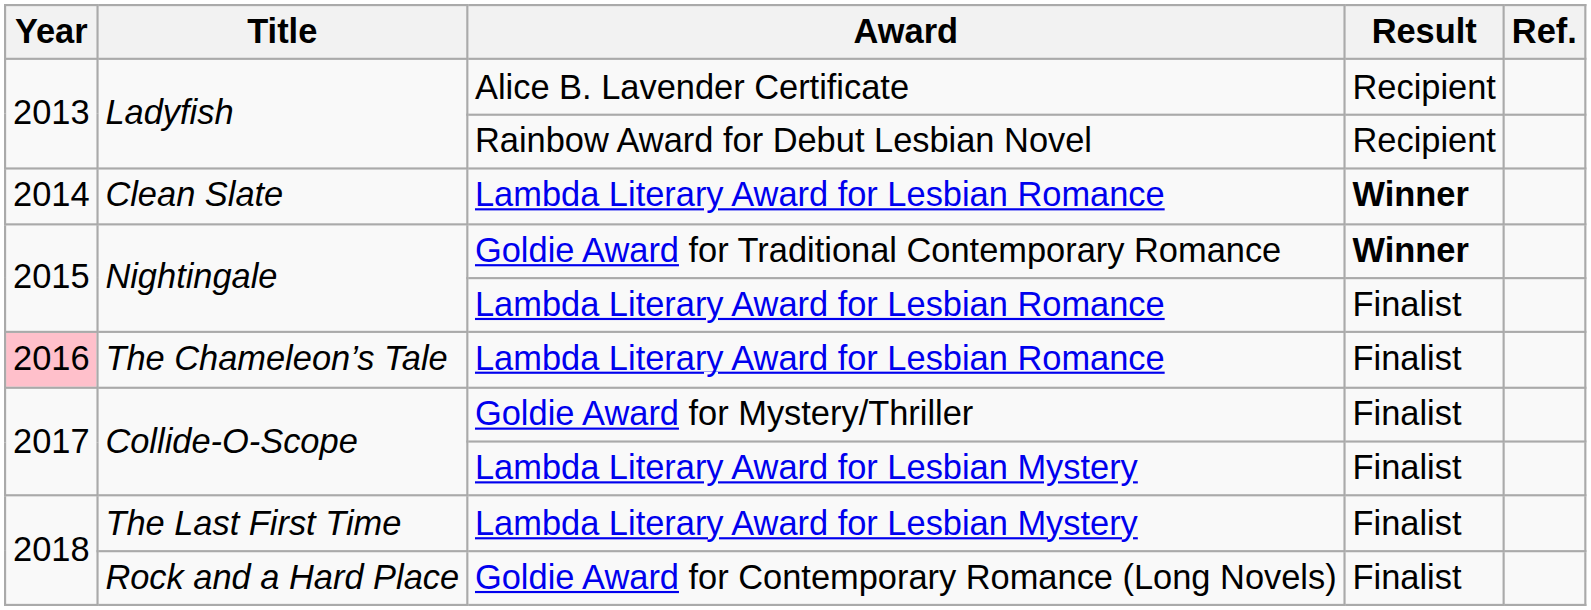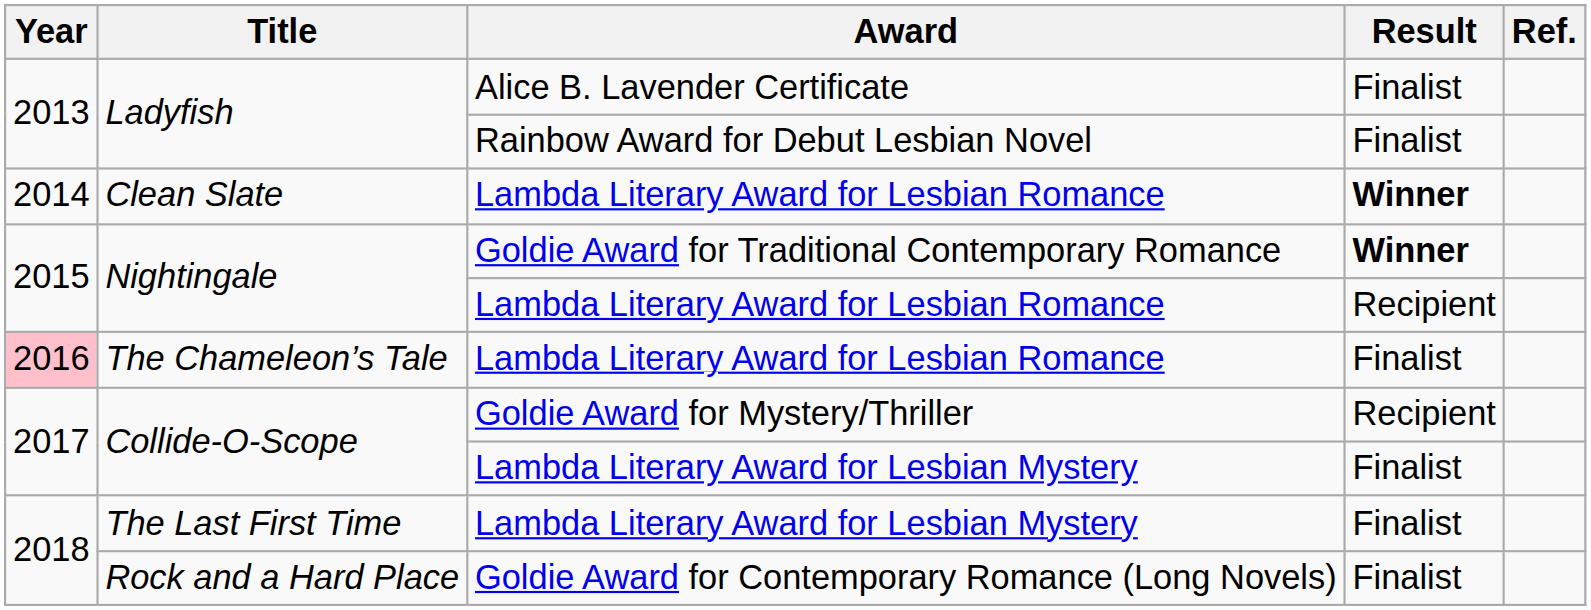(1424, 86) Recipient -> (1407, 86) Finalist
(1424, 140) Recipient -> (1407, 140) Finalist
(1407, 304) Finalist -> (1424, 304) Recipient
(1407, 413) Finalist -> (1424, 413) Recipient
